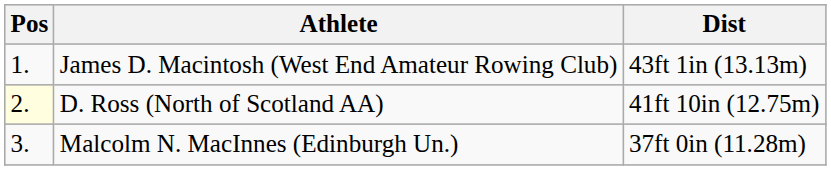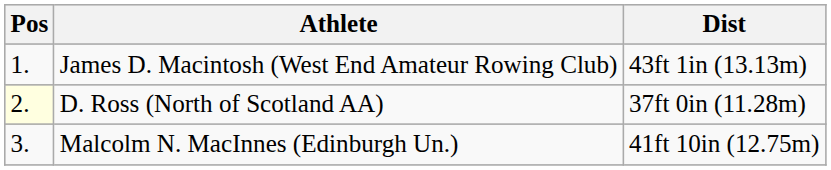(724, 104) 41ft 10in (12.75m) -> (717, 104) 37ft 0in (11.28m)
(717, 143) 37ft 0in (11.28m) -> (724, 143) 41ft 10in (12.75m)
